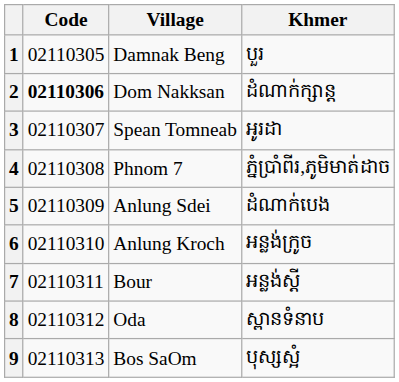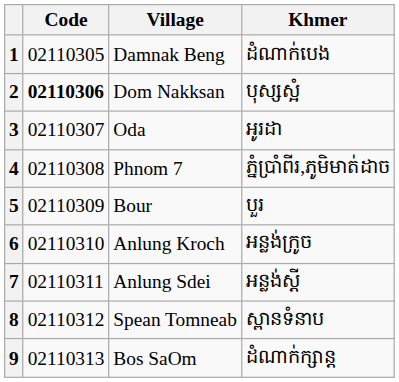(255, 52) បួរ -> (288, 52) ដំណាក់បេង
(291, 90) ដំណាក់ក្សាន្ត -> (273, 90) បុស្សស្អំ
(175, 130) Spean Tomneab -> (129, 130) Oda
(162, 206) Anlung Sdei -> (133, 206) Bour
(288, 204) ដំណាក់បេង -> (255, 204) បួរ
(133, 281) Bour -> (162, 281) Anlung Sdei
(129, 319) Oda -> (175, 319) Spean Tomneab
(273, 356) បុស្សស្អំ -> (291, 356) ដំណាក់ក្សាន្ត
